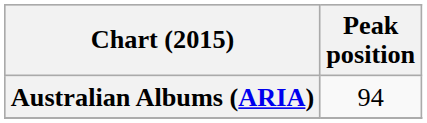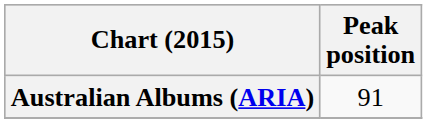(371, 96) 94 -> (371, 96) 91
